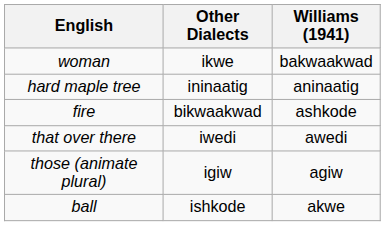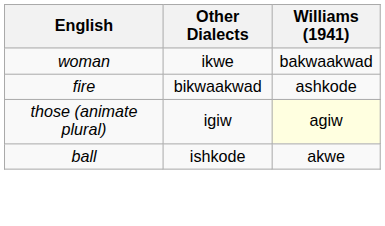- row: (84, 86)
- row: (84, 138)
(326, 172) no background -> (326, 121) lightyellow background
